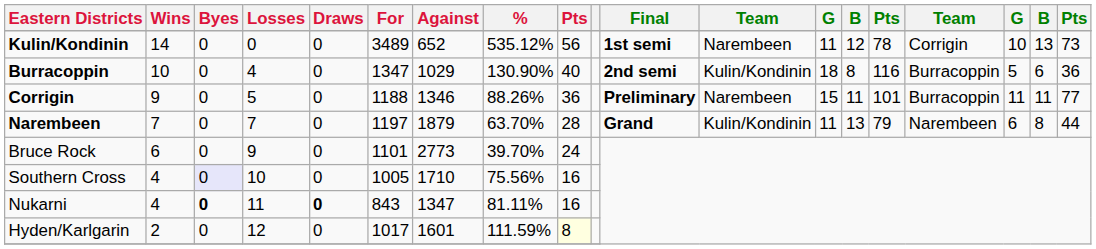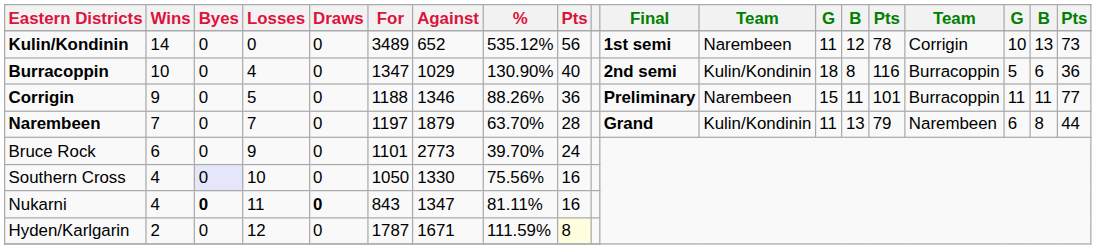(390, 177) 1005 -> (390, 177) 1050
(436, 177) 1710 -> (436, 177) 1330
(390, 230) 1017 -> (390, 230) 1787
(436, 230) 1601 -> (436, 230) 1671
